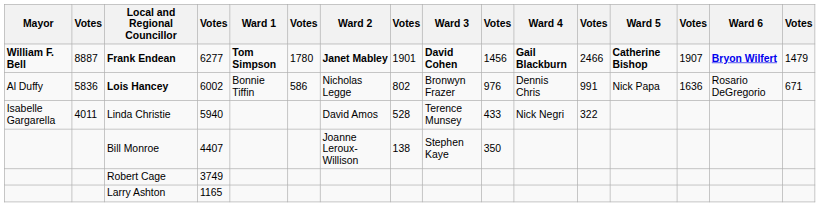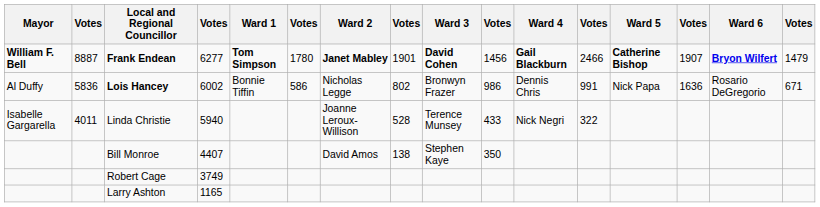(492, 86) 976 -> (492, 86) 986
(350, 114) David Amos -> (340, 120) Joanne Leroux-Willison
(340, 148) Joanne Leroux-Willison -> (350, 154) David Amos
